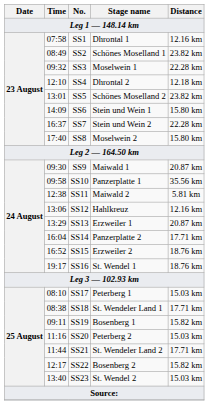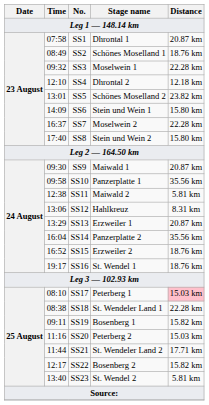(186, 39) 12.16 km -> (186, 39) 20.87 km
(186, 53) 23.82 km -> (186, 53) 18.76 km
(122, 124) Stein und Wein 2 -> (115, 124) Moselwein 2
(115, 138) Moselwein 2 -> (122, 138) Stein und Wein 2
(186, 209) 12.16 km -> (186, 209) 8.31 km
(186, 237) 17.71 km -> (186, 237) 35.56 km
(186, 293) no background -> (186, 293) pink background
(186, 308) 17.71 km -> (186, 308) 22.28 km
(186, 378) 15.03 km -> (186, 378) 5.81 km
